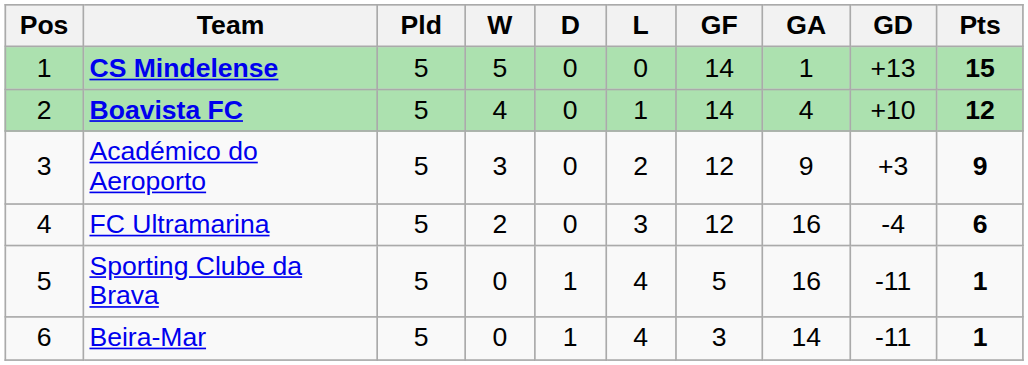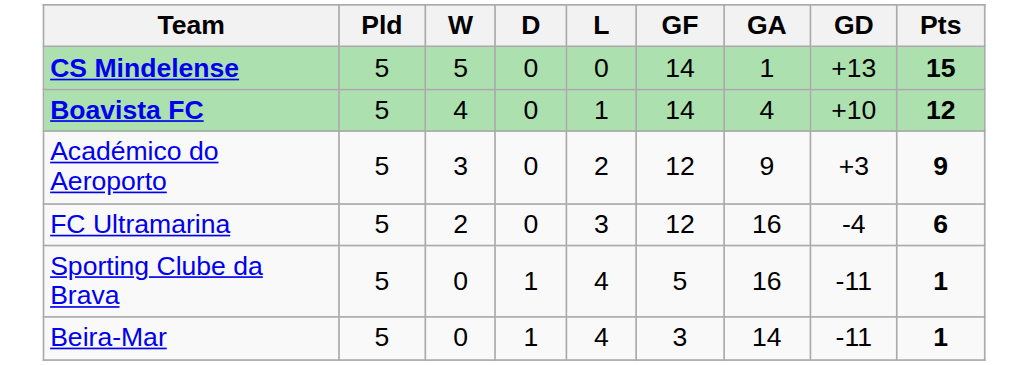- column: (44, 25)
